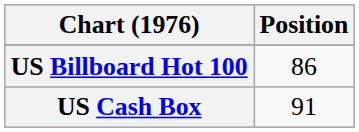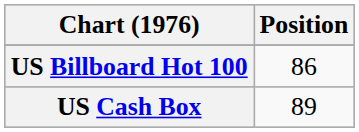(304, 106) 91 -> (304, 106) 89
